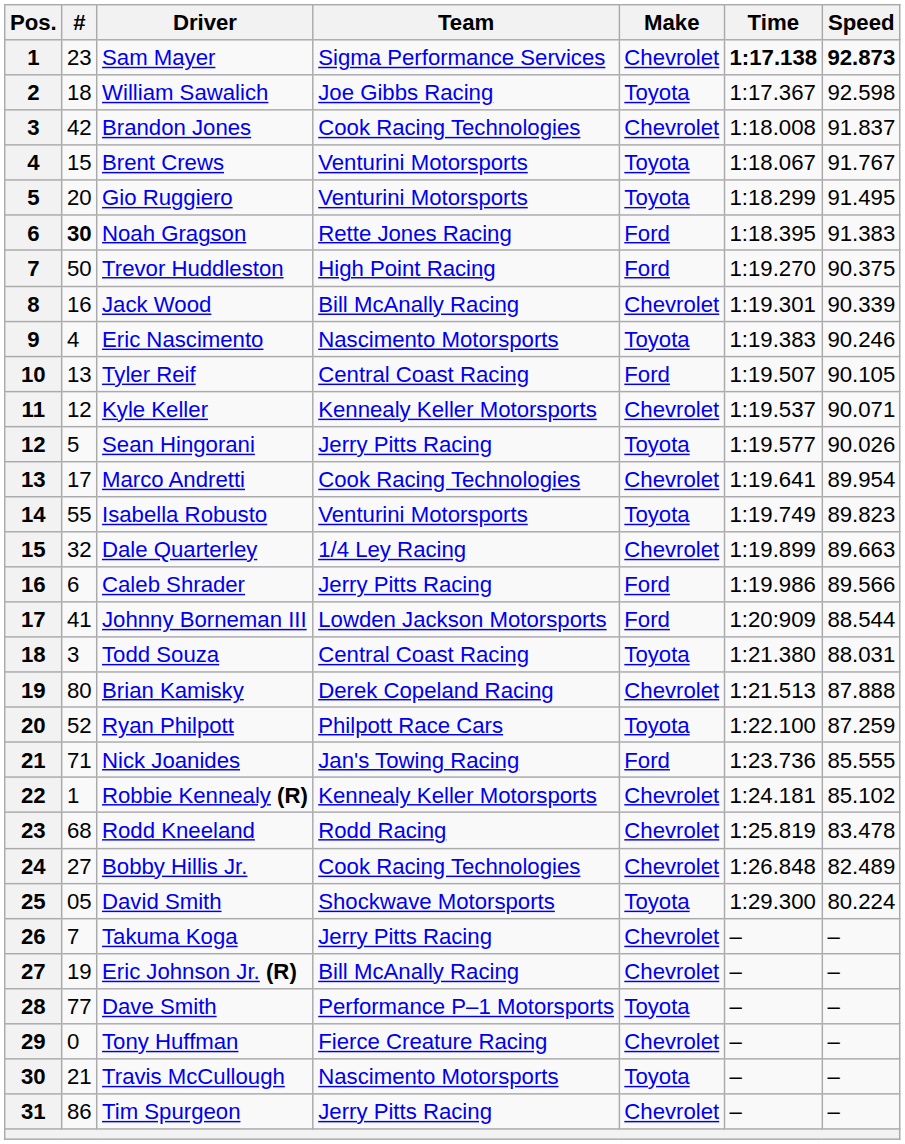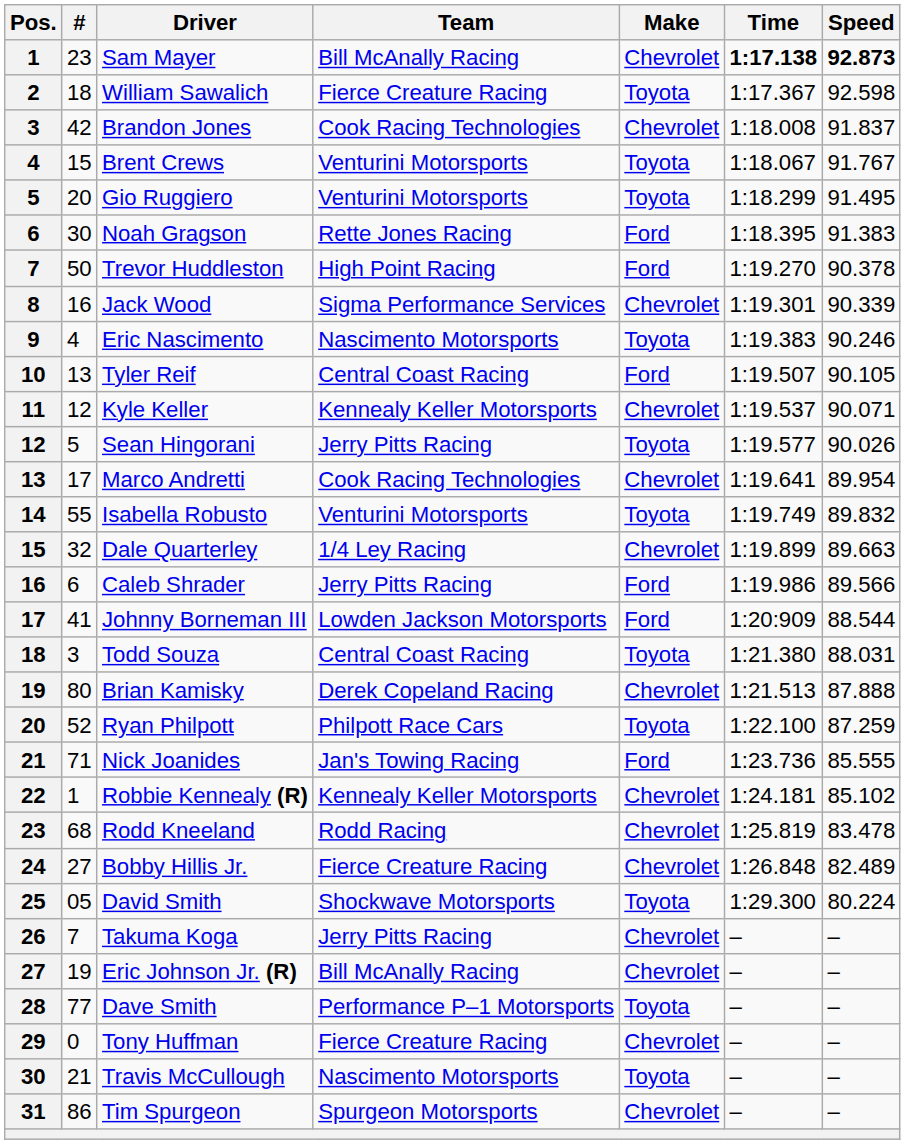(462, 58) Sigma Performance Services -> (419, 58) Bill McAnally Racing
(406, 93) Joe Gibbs Racing -> (433, 93) Fierce Creature Racing
(79, 233) bold -> (79, 233) normal
(861, 268) 90.375 -> (861, 268) 90.378
(419, 304) Bill McAnally Racing -> (462, 304) Sigma Performance Services
(861, 514) 89.823 -> (861, 514) 89.832
(449, 866) Cook Racing Technologies -> (433, 866) Fierce Creature Racing
(405, 1112) Jerry Pitts Racing -> (428, 1112) Spurgeon Motorsports
